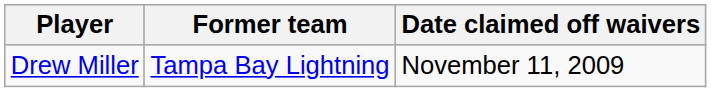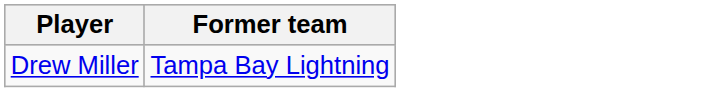- column: (551, 24)
